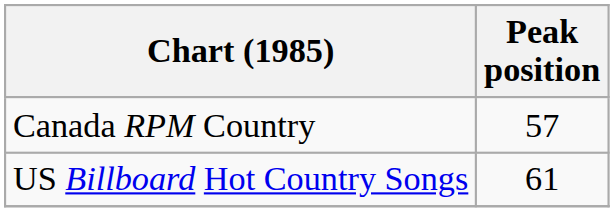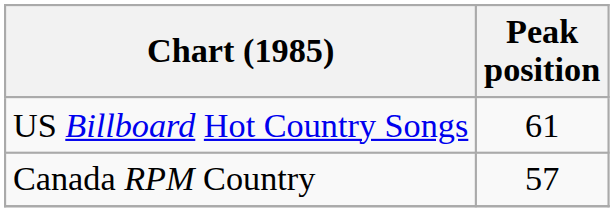rows swapped: (164, 124) <-> (241, 178)
